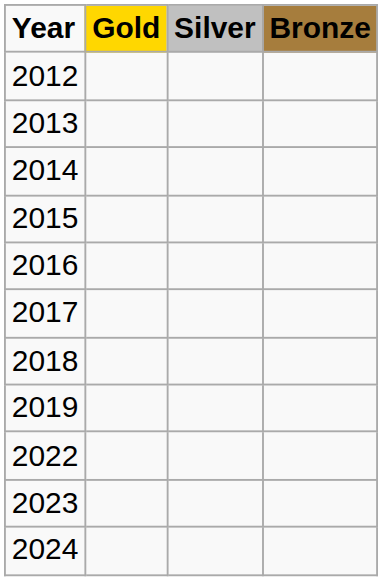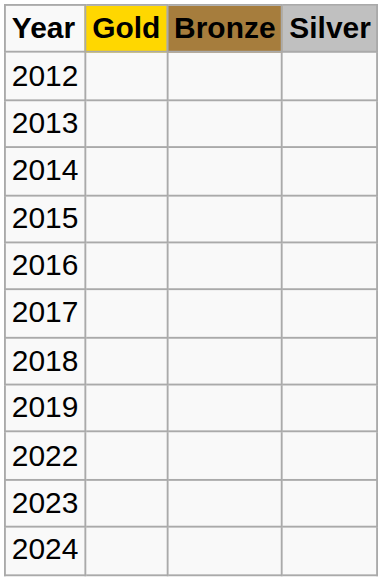columns swapped: (215, 28) <-> (320, 28)
